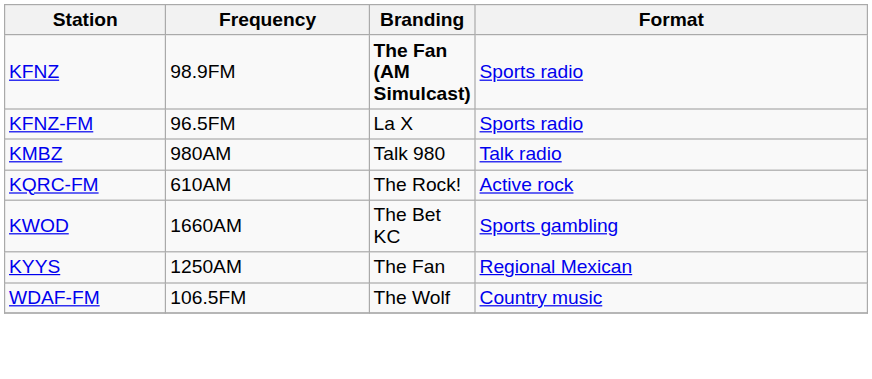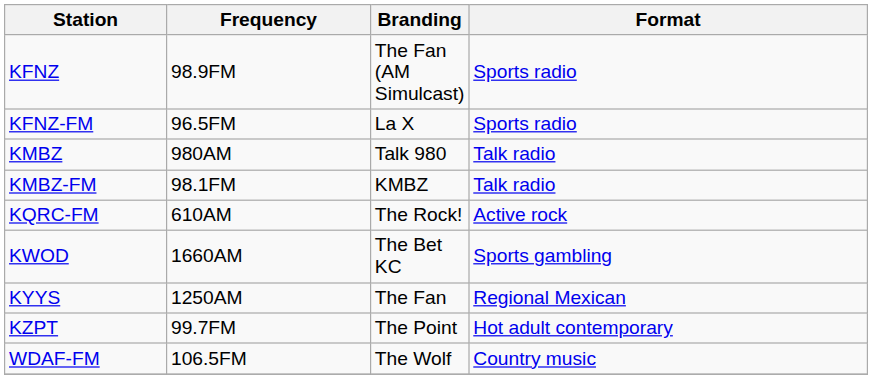(422, 71) bold -> (420, 71) normal
+ row: (53, 184)
+ row: (34, 328)
